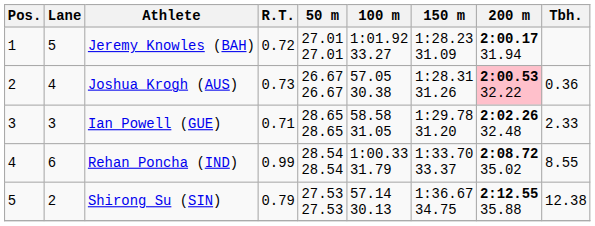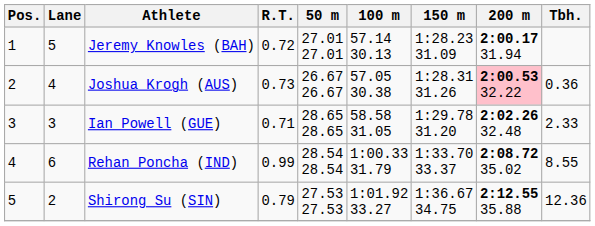(379, 47) 1:01.92 33.27 -> (371, 47) 57.14 30.13
(371, 201) 57.14 30.13 -> (379, 201) 1:01.92 33.27
(566, 201) 12.38 -> (566, 201) 12.36
